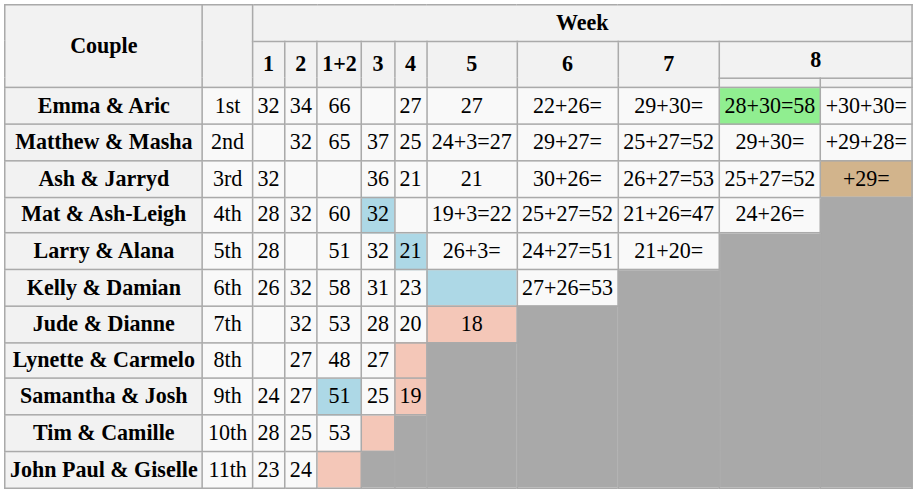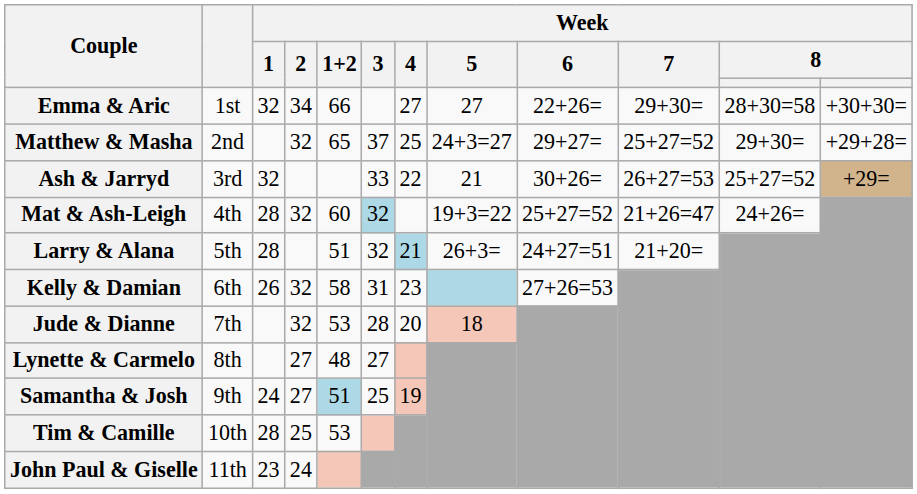(770, 106) lightgreen background -> (770, 106) no background
(378, 178) 36 -> (378, 178) 33
(410, 178) 21 -> (410, 178) 22
